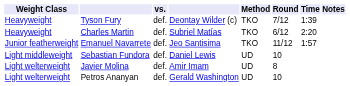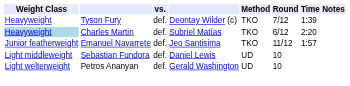(28, 32) no background -> (28, 32) lightblue background
- row: (105, 66)
